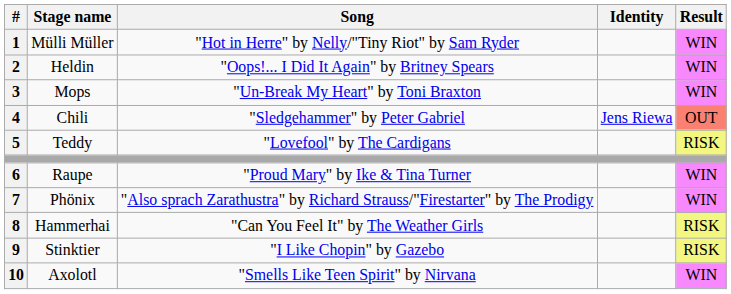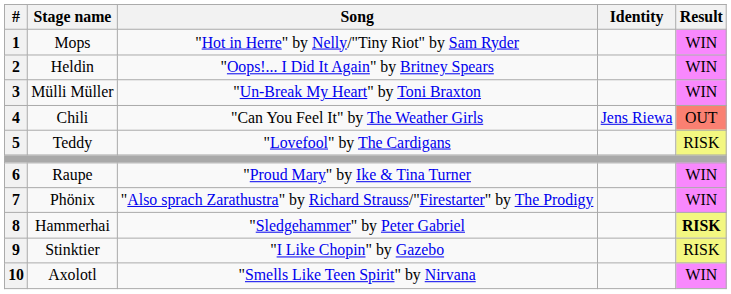(72, 42) Mülli Müller -> (72, 42) Mops
(72, 92) Mops -> (72, 92) Mülli Müller
(357, 117) "Sledgehammer" by Peter Gabriel -> (357, 117) "Can You Feel It" by The Weather Girls
(357, 225) "Can You Feel It" by The Weather Girls -> (357, 225) "Sledgehammer" by Peter Gabriel
(701, 225) normal -> (701, 225) bold
